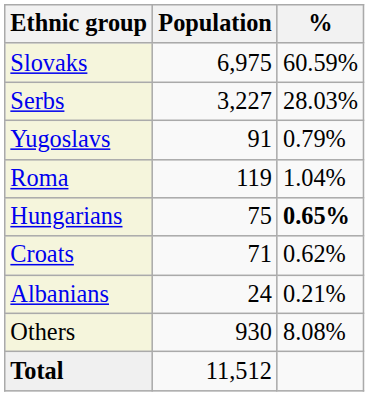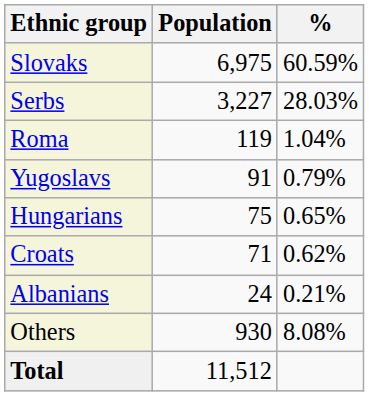rows swapped: (39, 178) <-> (60, 139)
(316, 216) bold -> (314, 216) normal
